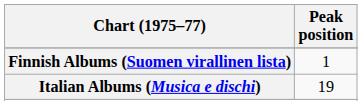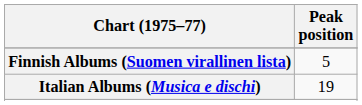(326, 61) 1 -> (326, 61) 5
